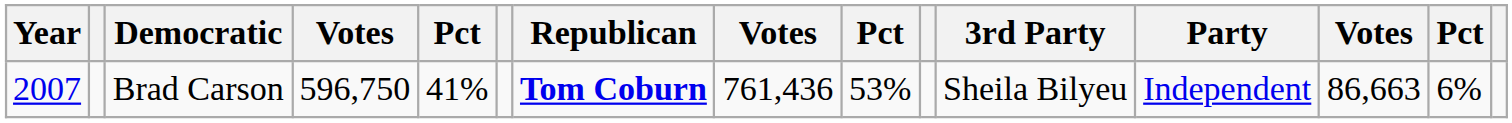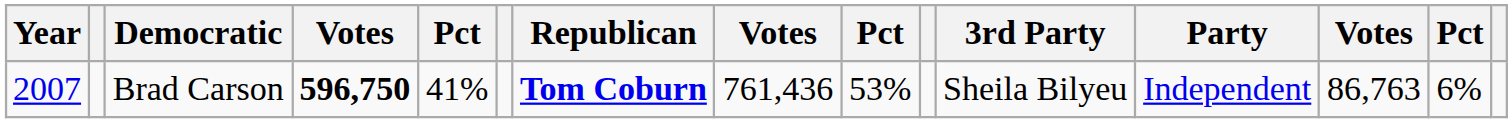(355, 88) normal -> (355, 88) bold
(1374, 88) 86,663 -> (1374, 88) 86,763
